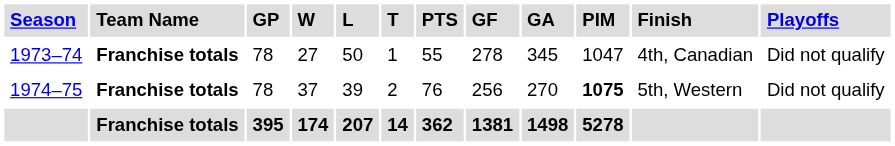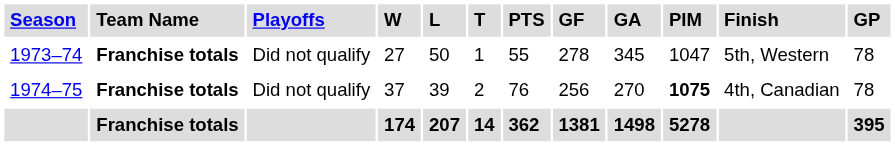columns swapped: (266, 20) <-> (803, 20)
(695, 55) 4th, Canadian -> (777, 55) 5th, Western
(690, 90) 5th, Western -> (782, 90) 4th, Canadian
